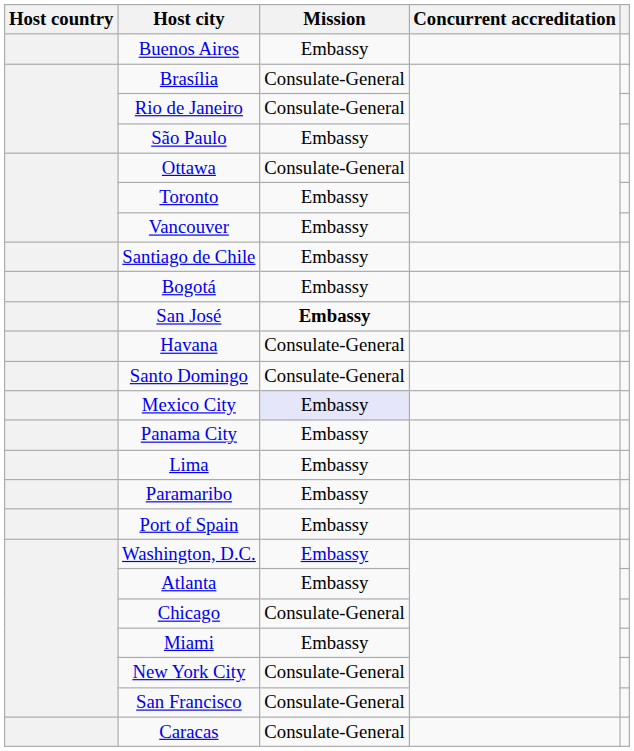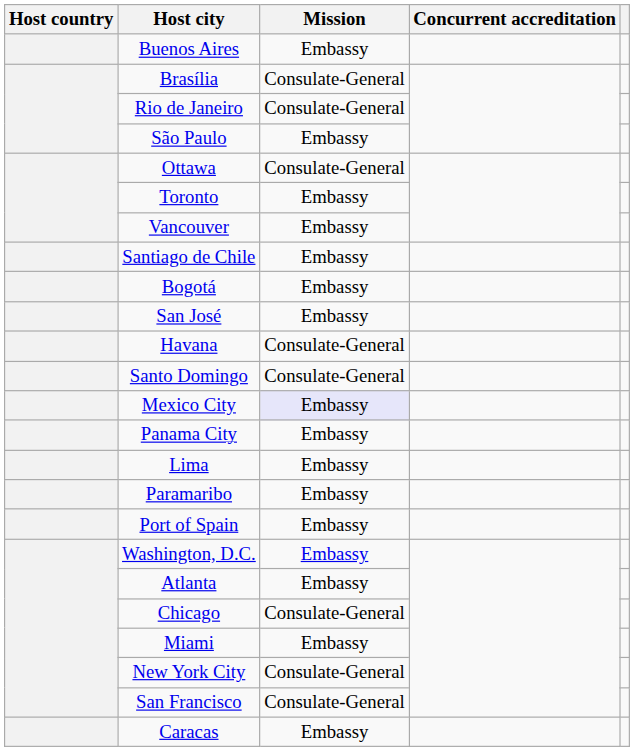(335, 316) bold -> (335, 316) normal
(335, 731) Consulate-General -> (335, 731) Embassy
